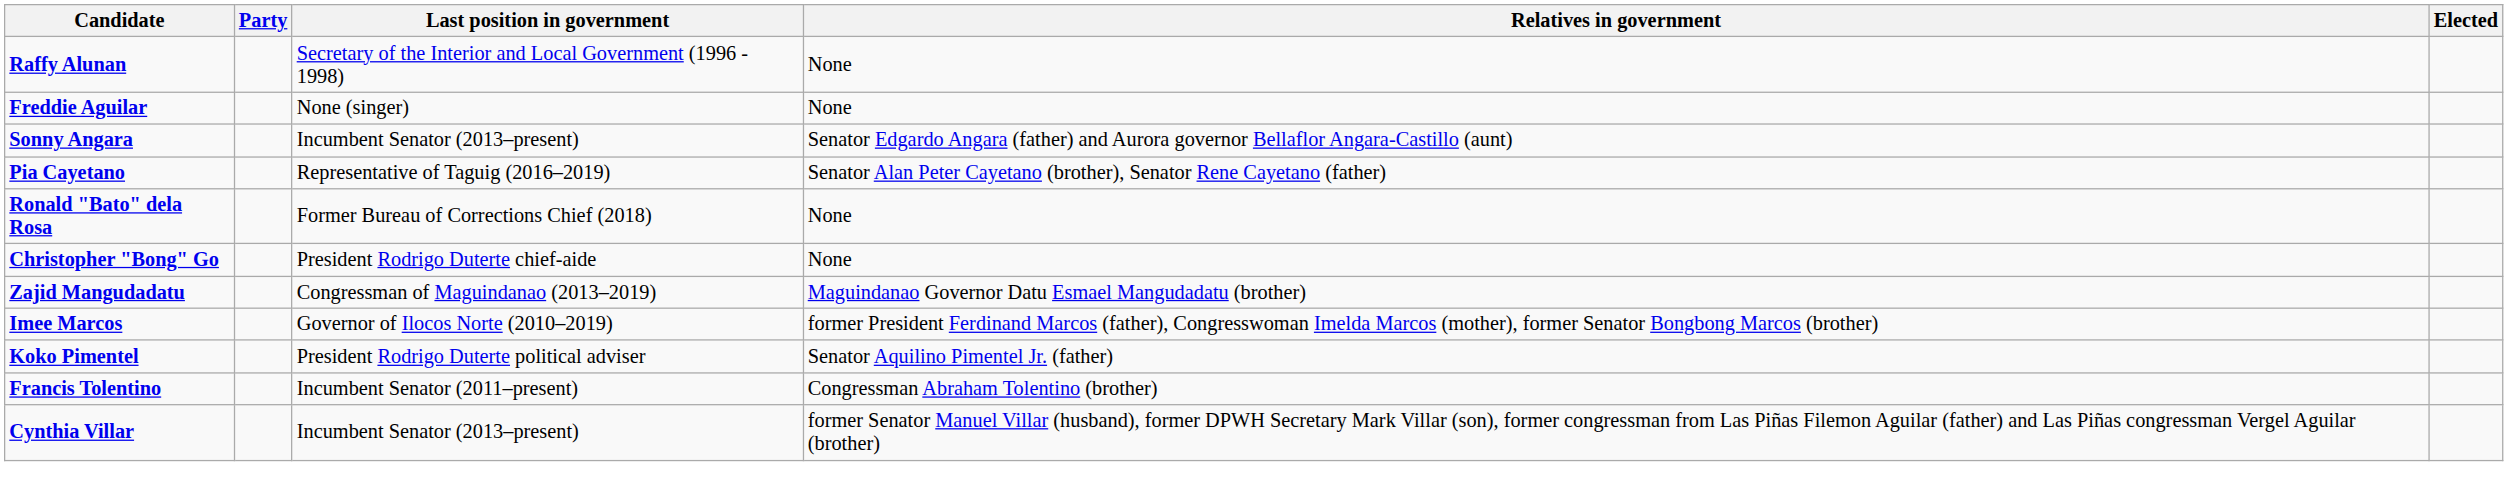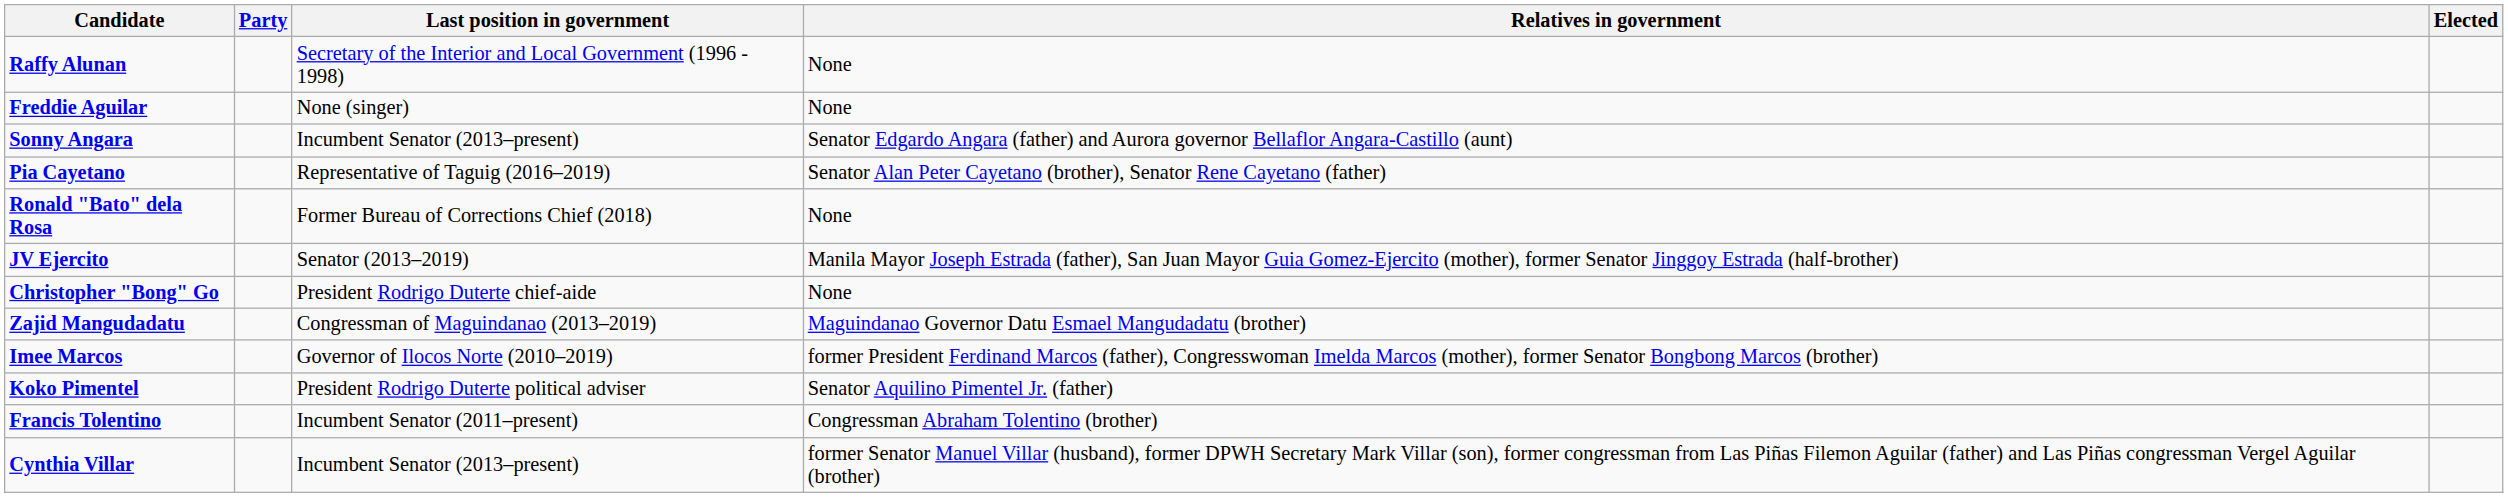+ row: (59, 259)
